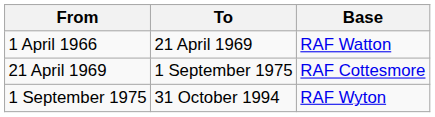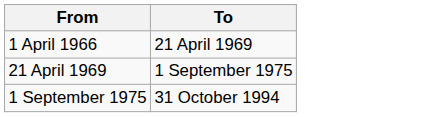- column: (363, 17)
